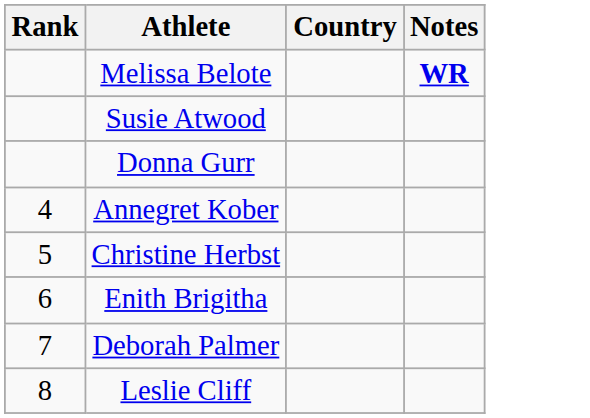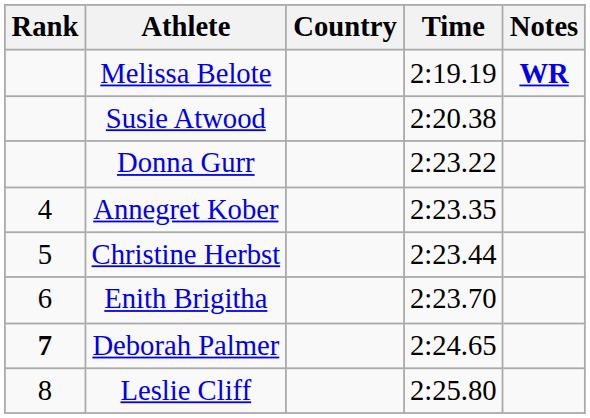+ column: (453, 27)
(45, 345) normal -> (45, 345) bold
